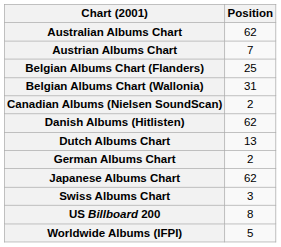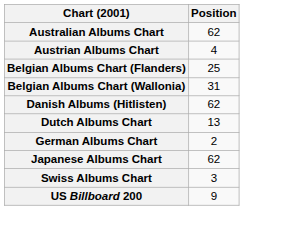(250, 50) 7 -> (214, 50) 4
- row: (115, 104)
(250, 214) 8 -> (214, 196) 9
- row: (115, 232)
